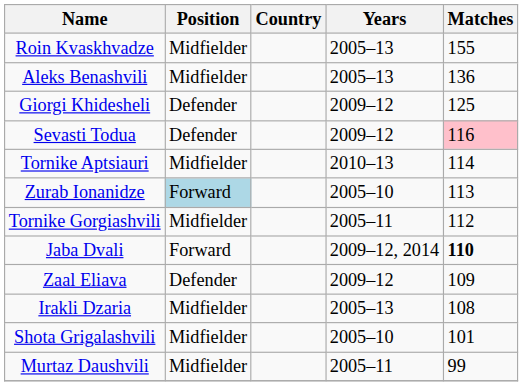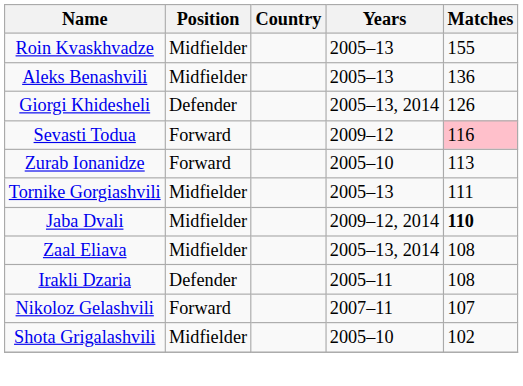(362, 105) 2009–12 -> (384, 105) 2005–13, 2014
(461, 105) 125 -> (461, 105) 126
(203, 134) Defender -> (200, 134) Forward
- row: (85, 163)
(200, 192) lightblue background -> (200, 163) no background
(361, 221) 2005–11 -> (362, 192) 2005–13
(461, 221) 112 -> (461, 192) 111
(200, 250) Forward -> (208, 221) Midfielder
(203, 279) Defender -> (208, 250) Midfielder
(362, 279) 2009–12 -> (384, 250) 2005–13, 2014
(461, 279) 109 -> (461, 250) 108
(208, 308) Midfielder -> (203, 279) Defender
(362, 308) 2005–13 -> (361, 279) 2005–11
+ row: (85, 308)
(461, 337) 101 -> (461, 337) 102
- row: (85, 366)
